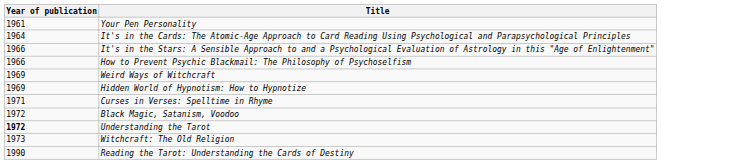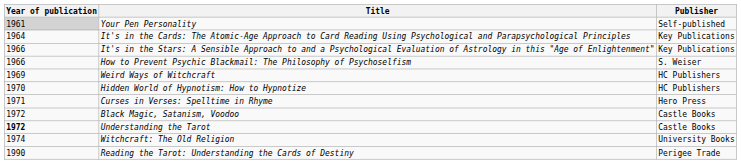+ column: (696, 11)
(16, 24) no background -> (16, 24) lightgrey background
(16, 88) 1969 -> (16, 88) 1970
(16, 140) 1973 -> (16, 140) 1974
